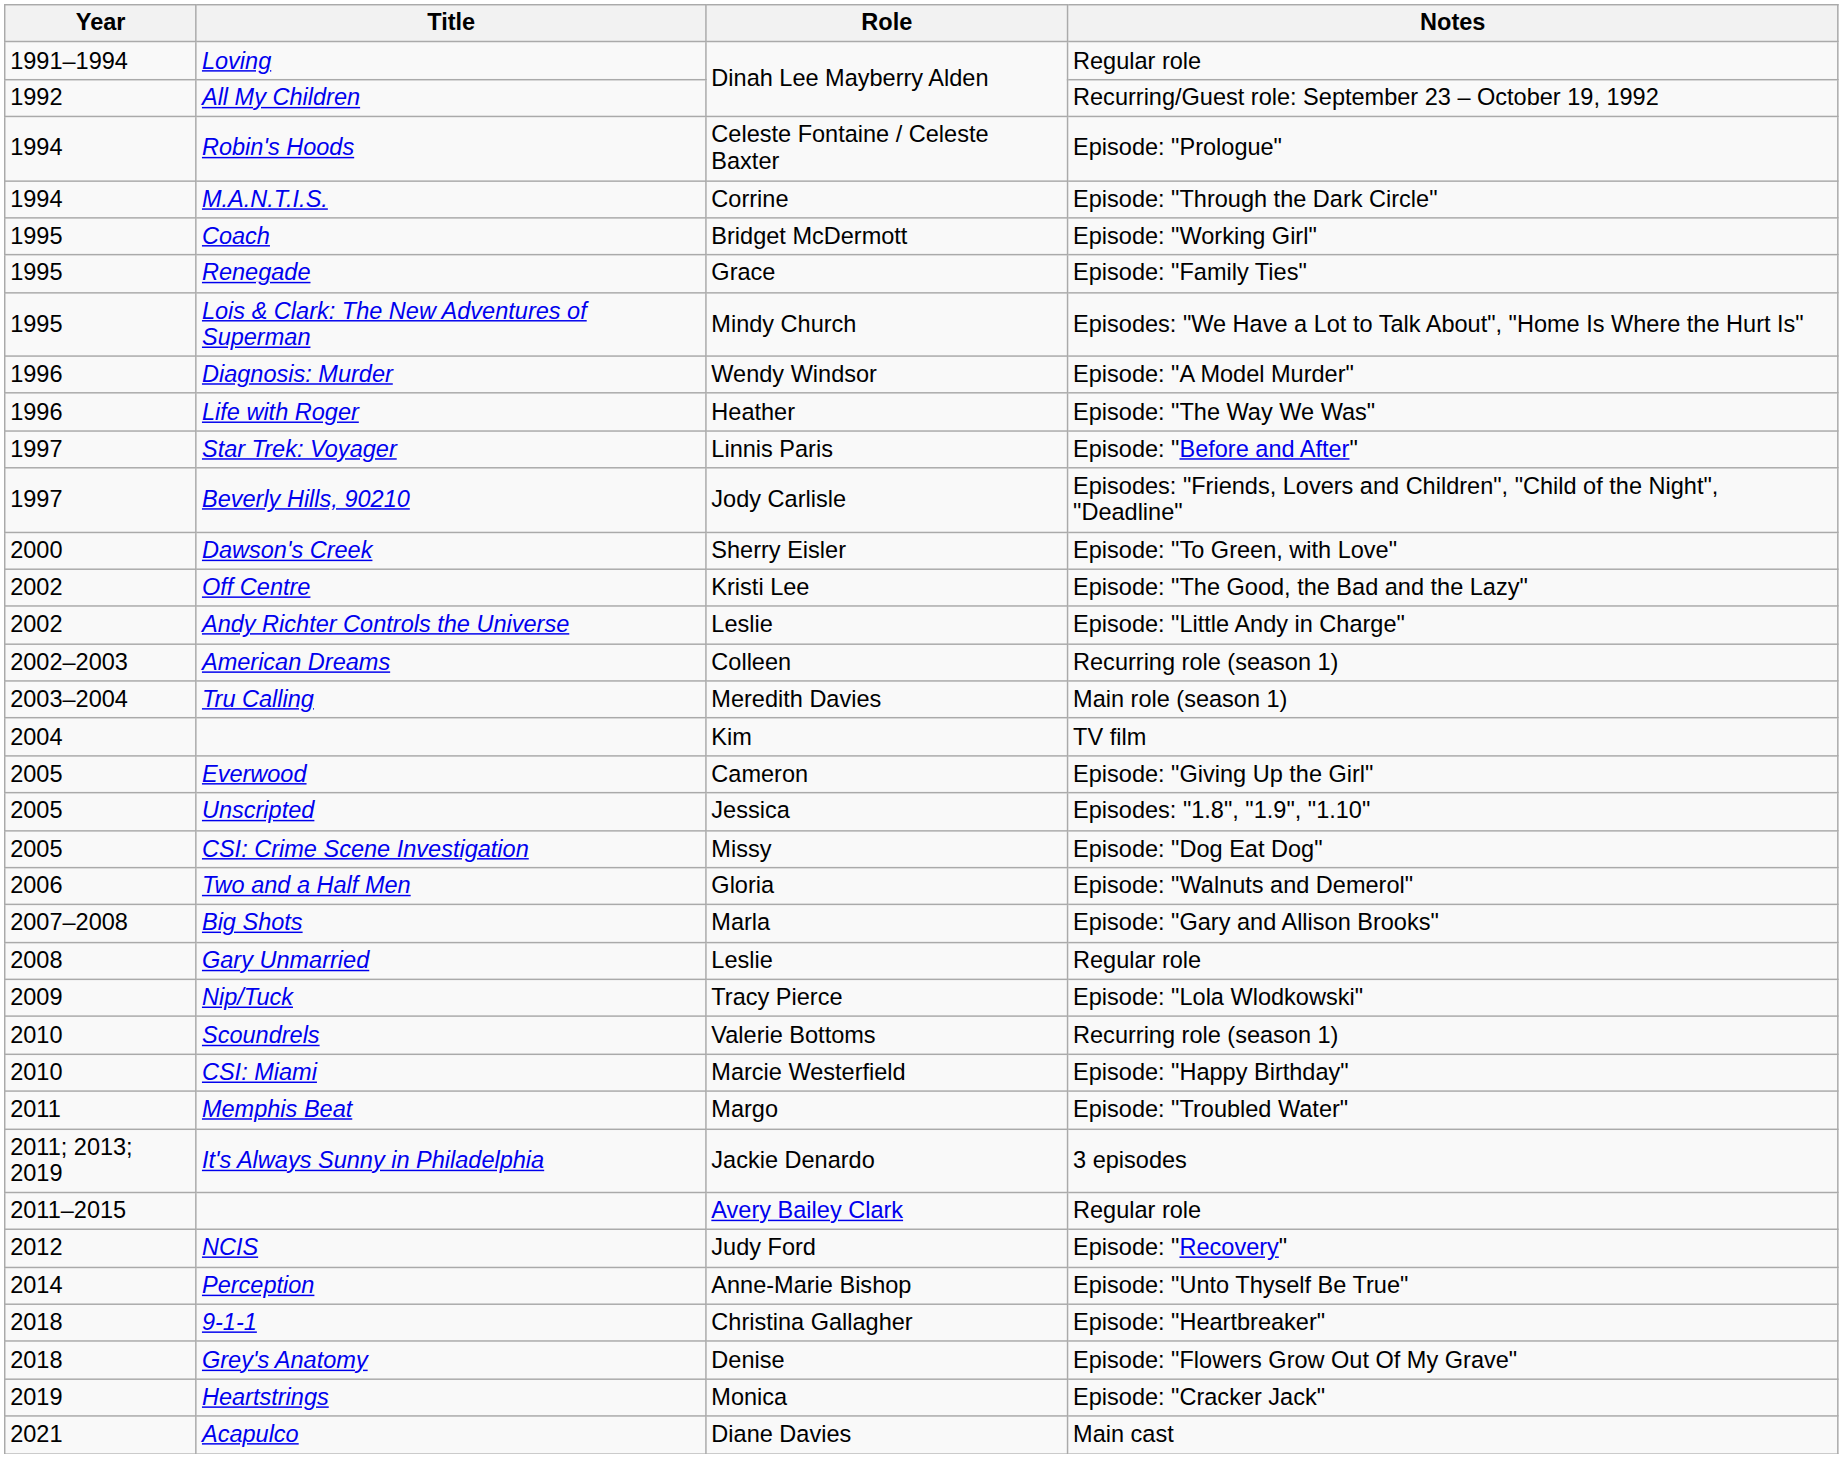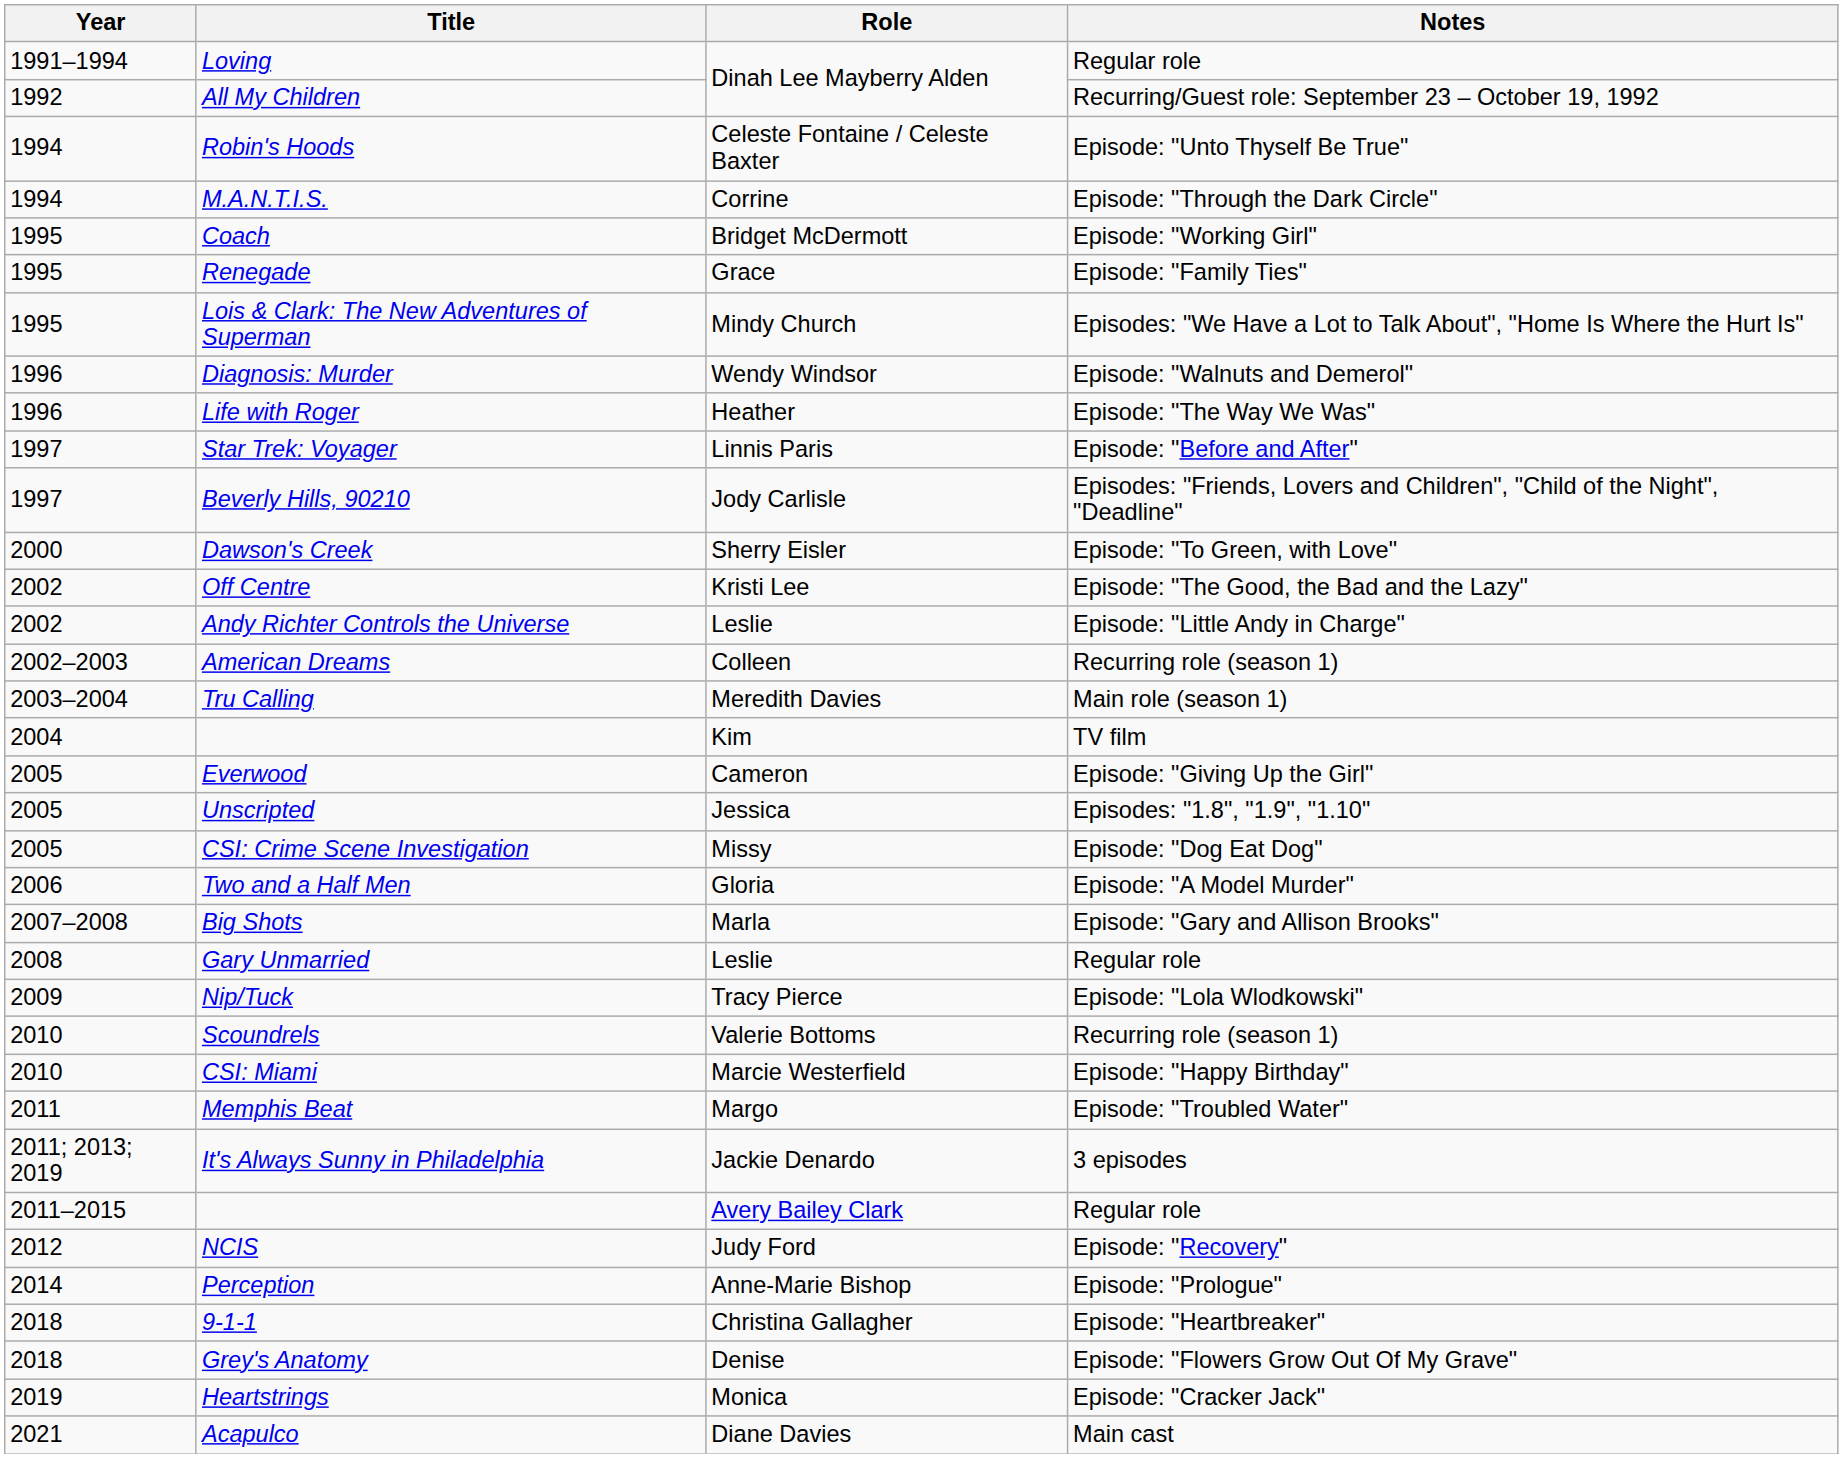(1178, 148) Episode: "Prologue" -> (1241, 148) Episode: "Unto Thyself Be True"
(1213, 374) Episode: "A Model Murder" -> (1243, 374) Episode: "Walnuts and Demerol"
(1243, 885) Episode: "Walnuts and Demerol" -> (1213, 885) Episode: "A Model Murder"
(1241, 1285) Episode: "Unto Thyself Be True" -> (1178, 1285) Episode: "Prologue"
